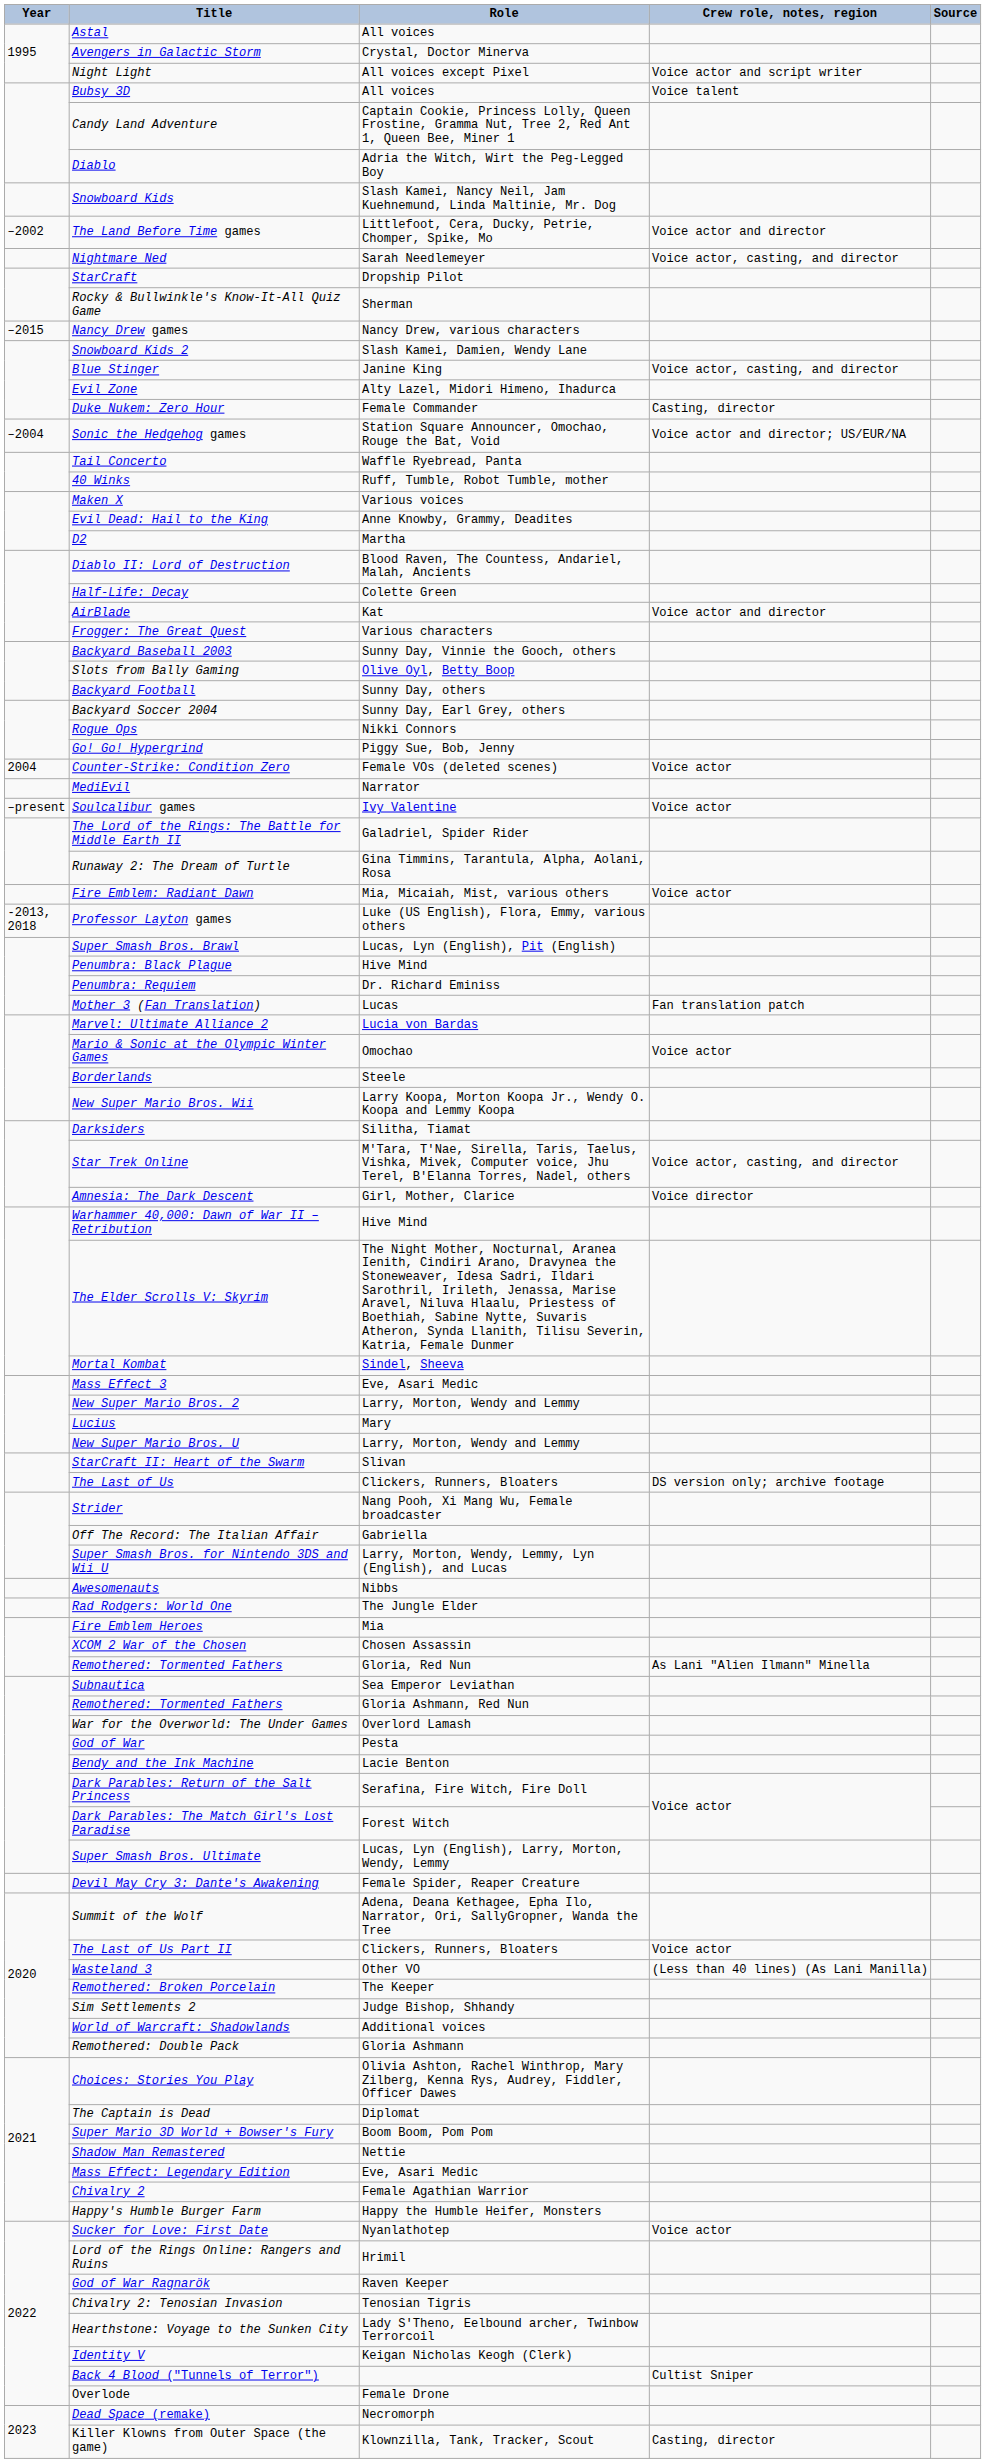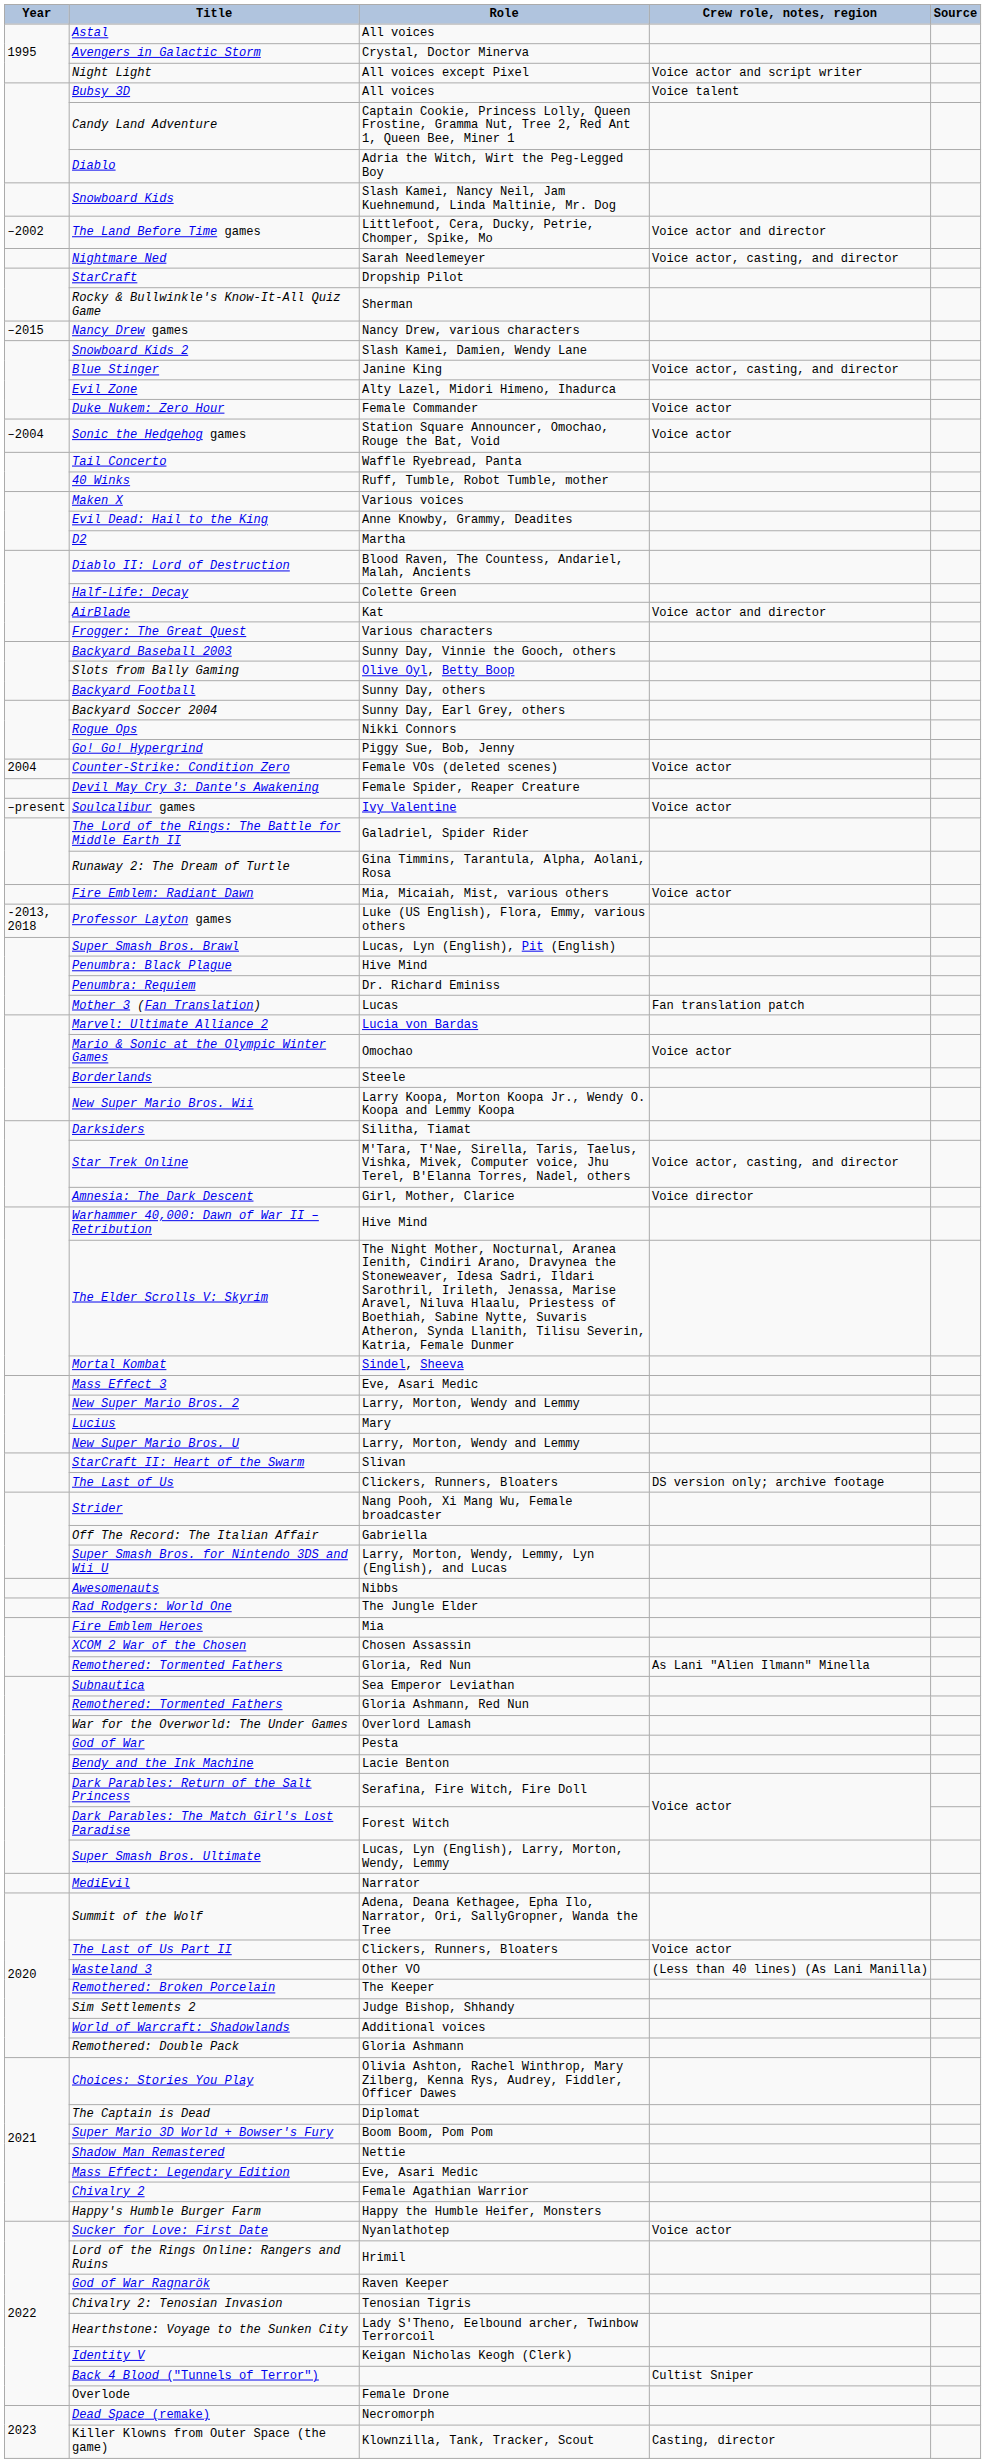(714, 410) Casting, director -> (692, 410) Voice actor
(779, 436) Voice actor and director; US/EUR/NA -> (692, 436) Voice actor
rows swapped: (195, 1884) <-> (101, 789)
